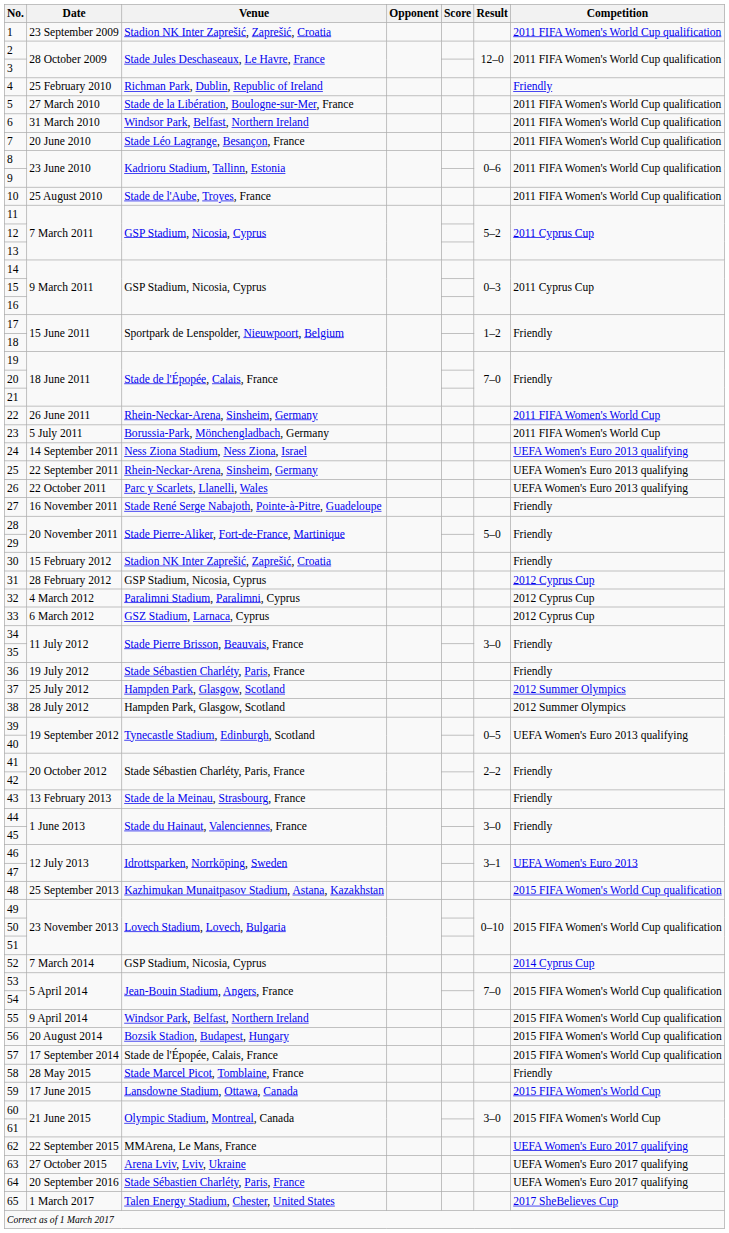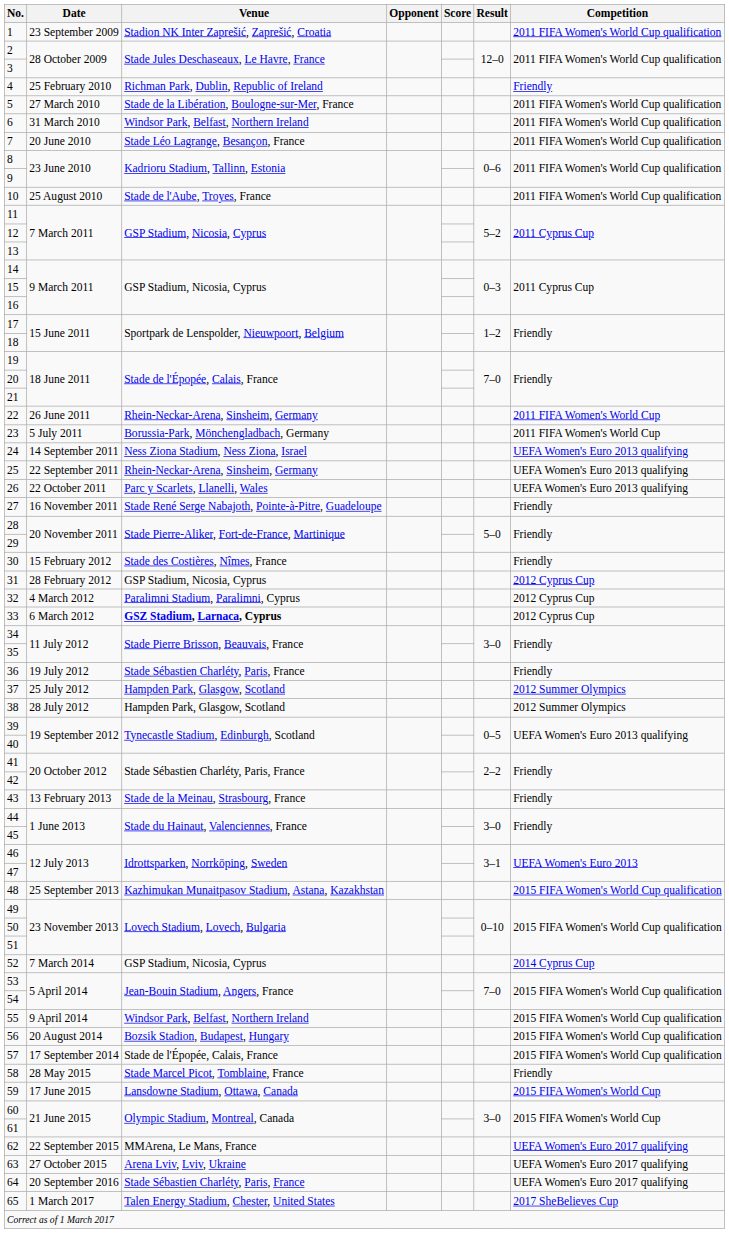(228, 561) Stadion NK Inter Zaprešić, Zaprešić, Croatia -> (205, 561) Stade des Costières, Nîmes, France
(197, 616) normal -> (203, 616) bold
